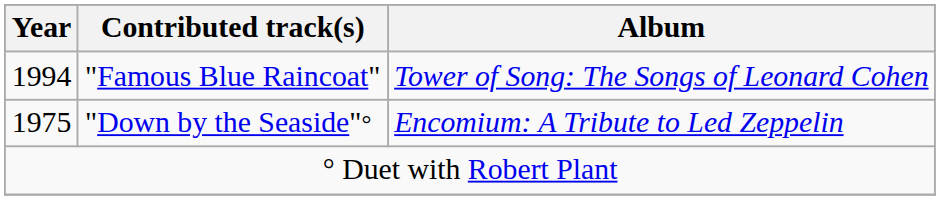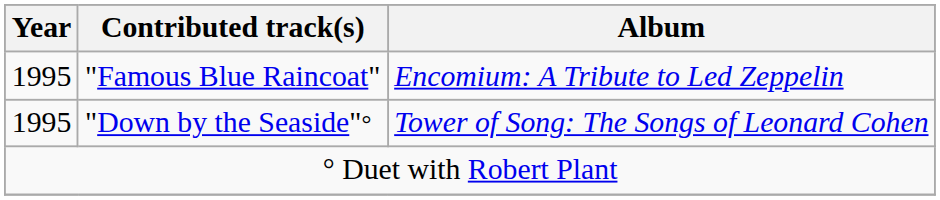(42, 75) 1994 -> (42, 75) 1995
(661, 75) Tower of Song: The Songs of Leonard Cohen -> (619, 75) Encomium: A Tribute to Led Zeppelin
(42, 122) 1975 -> (42, 122) 1995
(619, 122) Encomium: A Tribute to Led Zeppelin -> (661, 122) Tower of Song: The Songs of Leonard Cohen
